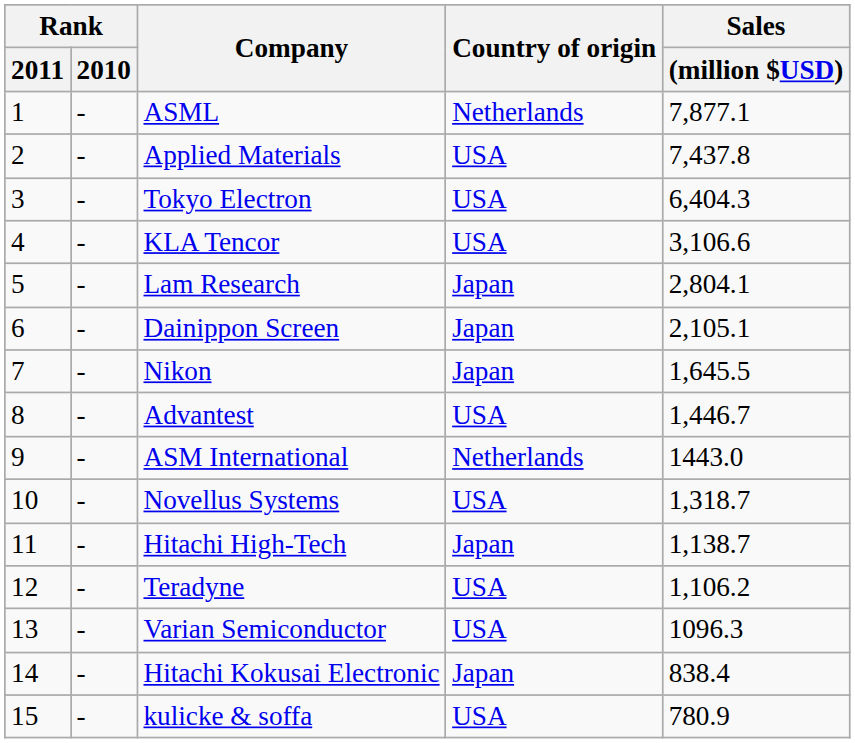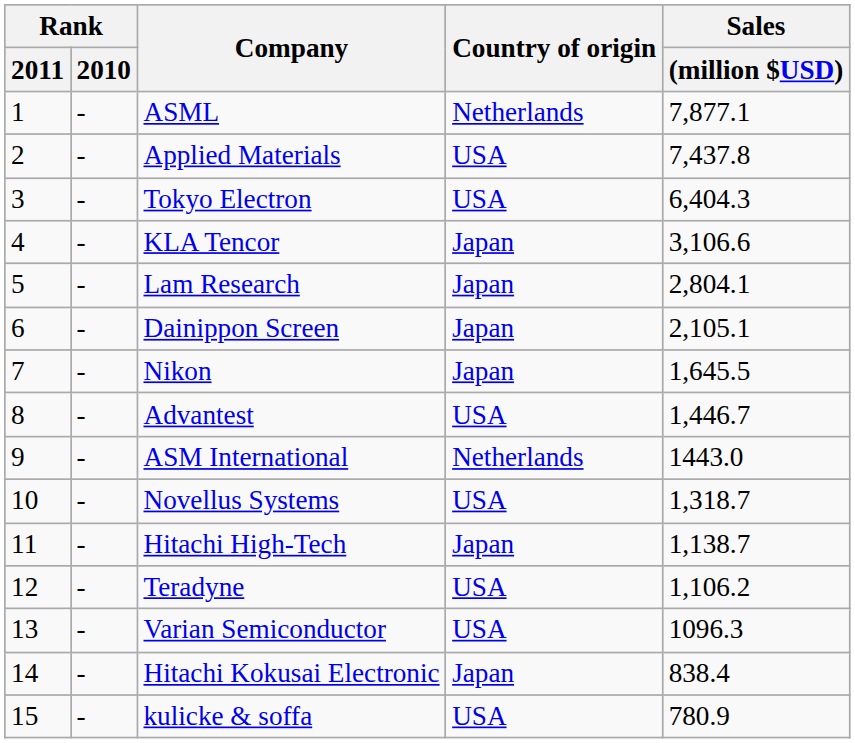(479, 241) USA -> (483, 241) Japan
